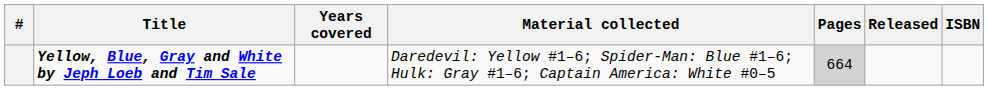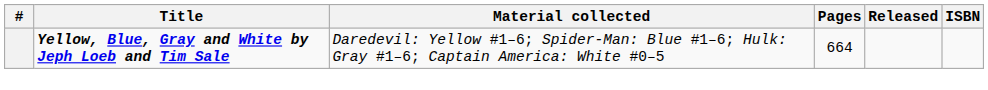- column: (341, 25)
(840, 65) lightgrey background -> (840, 49) no background
